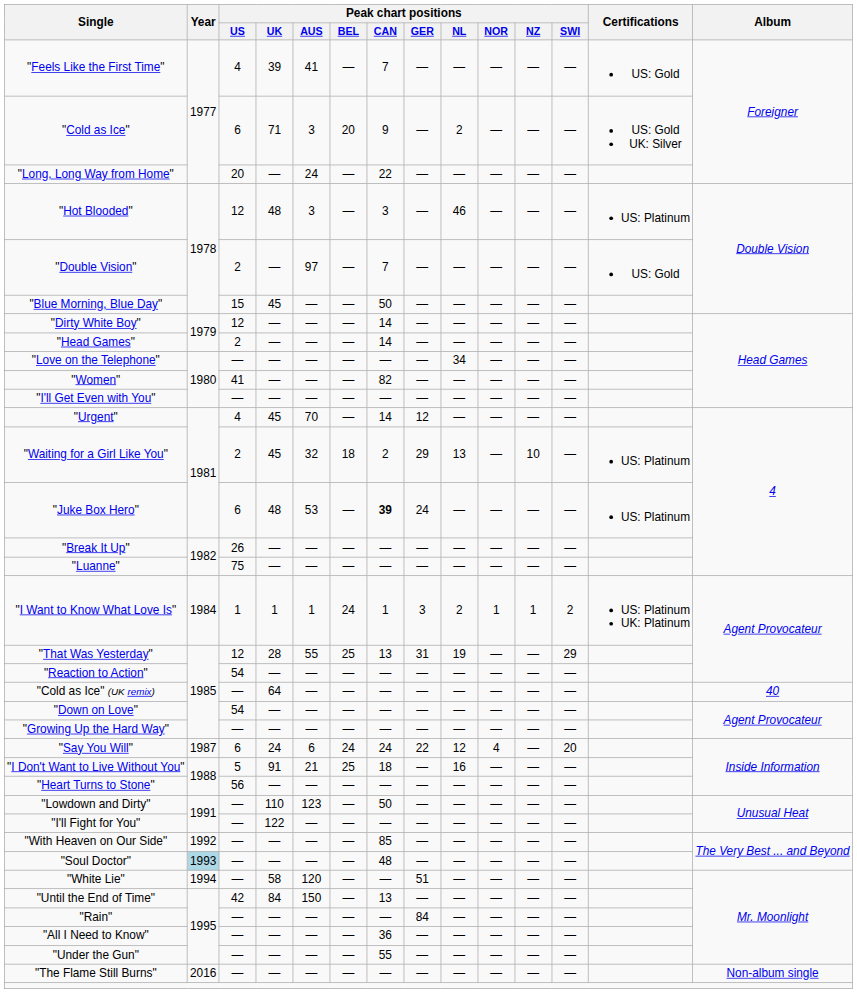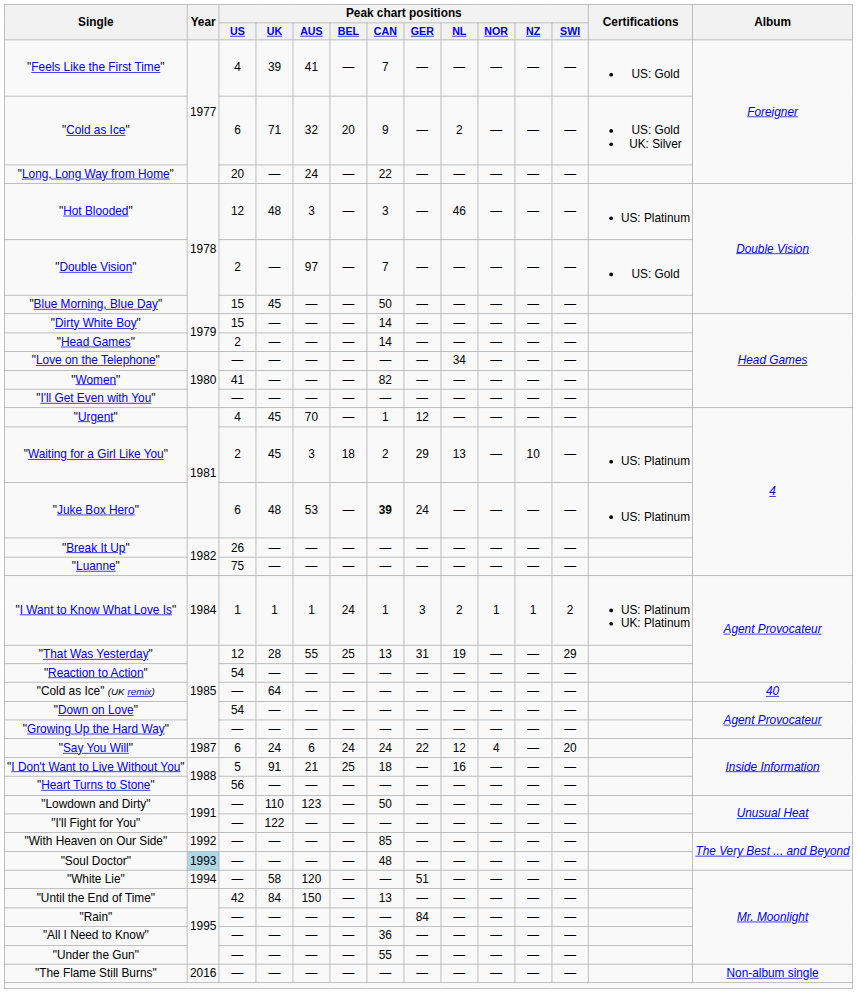(311, 130) 3 -> (311, 130) 32
(238, 323) 12 -> (238, 323) 15
(385, 417) 14 -> (385, 417) 1
(311, 454) 32 -> (311, 454) 3
